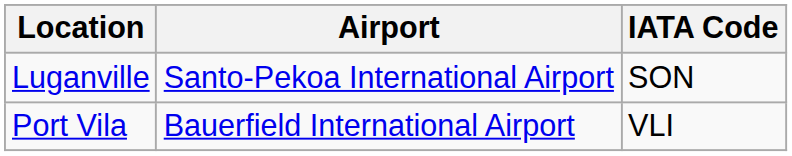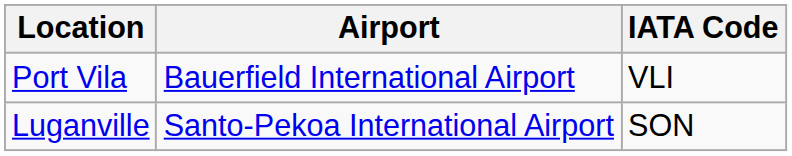rows swapped: (81, 77) <-> (69, 125)
